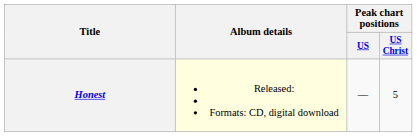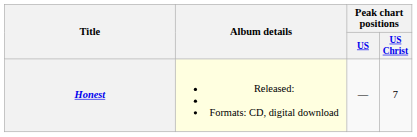(395, 95) 5 -> (395, 95) 7
